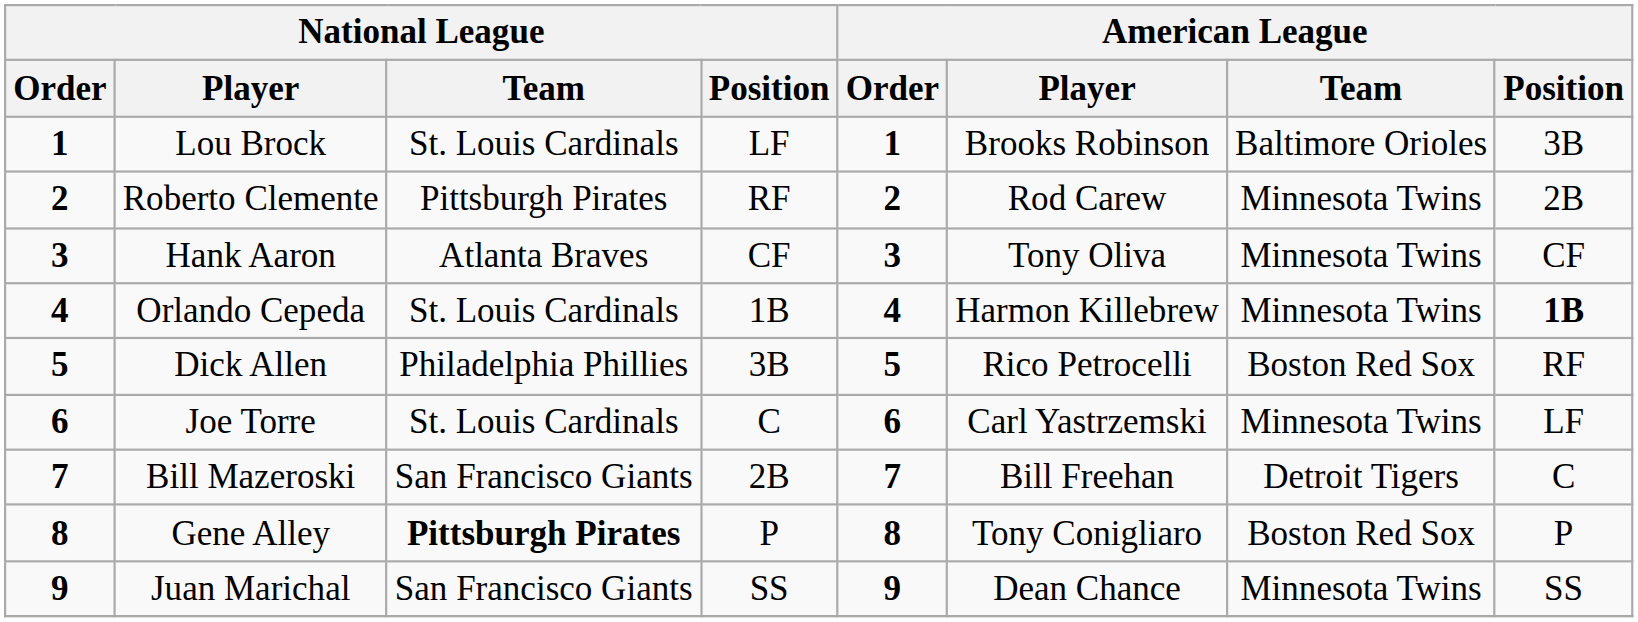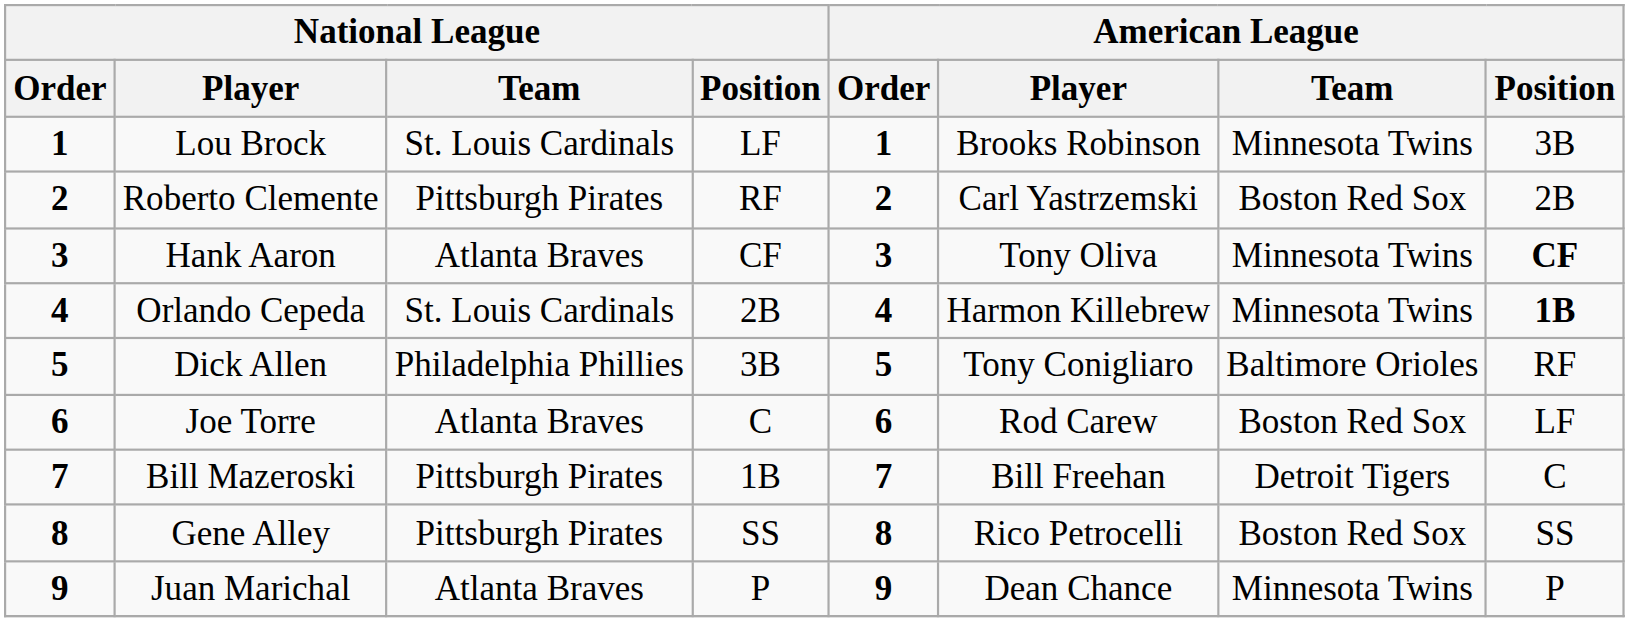(1361, 143) Baltimore Orioles -> (1352, 143) Minnesota Twins
(1087, 198) Rod Carew -> (1078, 198) Carl Yastrzemski
(1361, 198) Minnesota Twins -> (1352, 198) Boston Red Sox
(1564, 254) normal -> (1555, 254) bold
(769, 310) 1B -> (760, 310) 2B
(1087, 365) Rico Petrocelli -> (1078, 365) Tony Conigliaro
(1361, 365) Boston Red Sox -> (1352, 365) Baltimore Orioles
(544, 421) St. Louis Cardinals -> (539, 421) Atlanta Braves
(1087, 421) Carl Yastrzemski -> (1078, 421) Rod Carew
(1361, 421) Minnesota Twins -> (1352, 421) Boston Red Sox
(544, 476) San Francisco Giants -> (539, 476) Pittsburgh Pirates
(769, 476) 2B -> (760, 476) 1B
(544, 532) bold -> (539, 532) normal
(769, 532) P -> (760, 532) SS
(1087, 532) Tony Conigliaro -> (1078, 532) Rico Petrocelli
(1564, 532) P -> (1555, 532) SS
(544, 587) San Francisco Giants -> (539, 587) Atlanta Braves
(769, 587) SS -> (760, 587) P
(1564, 587) SS -> (1555, 587) P
